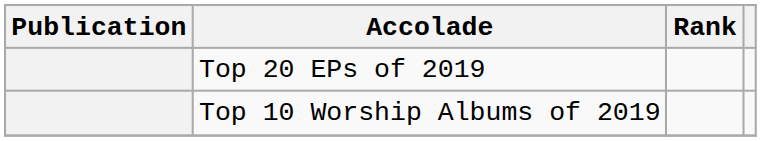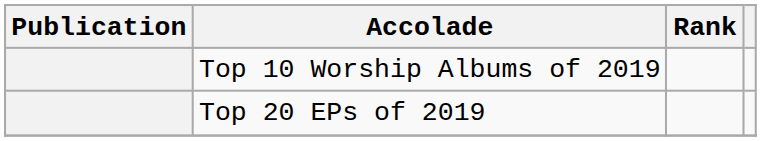rows swapped: (342, 70) <-> (430, 113)
